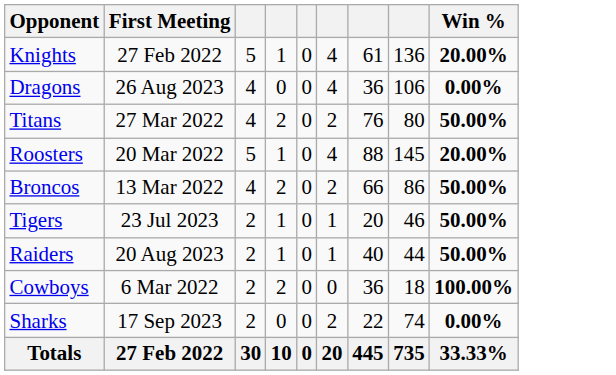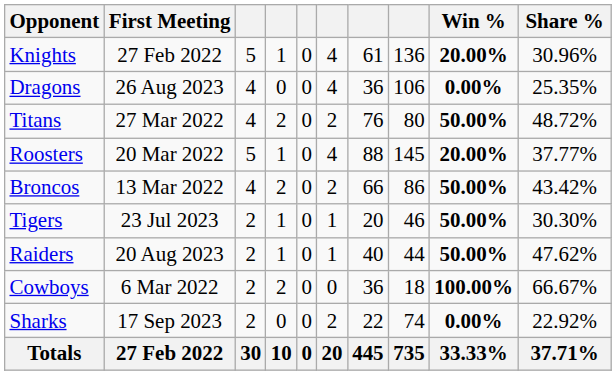+ column: (565, 21)
